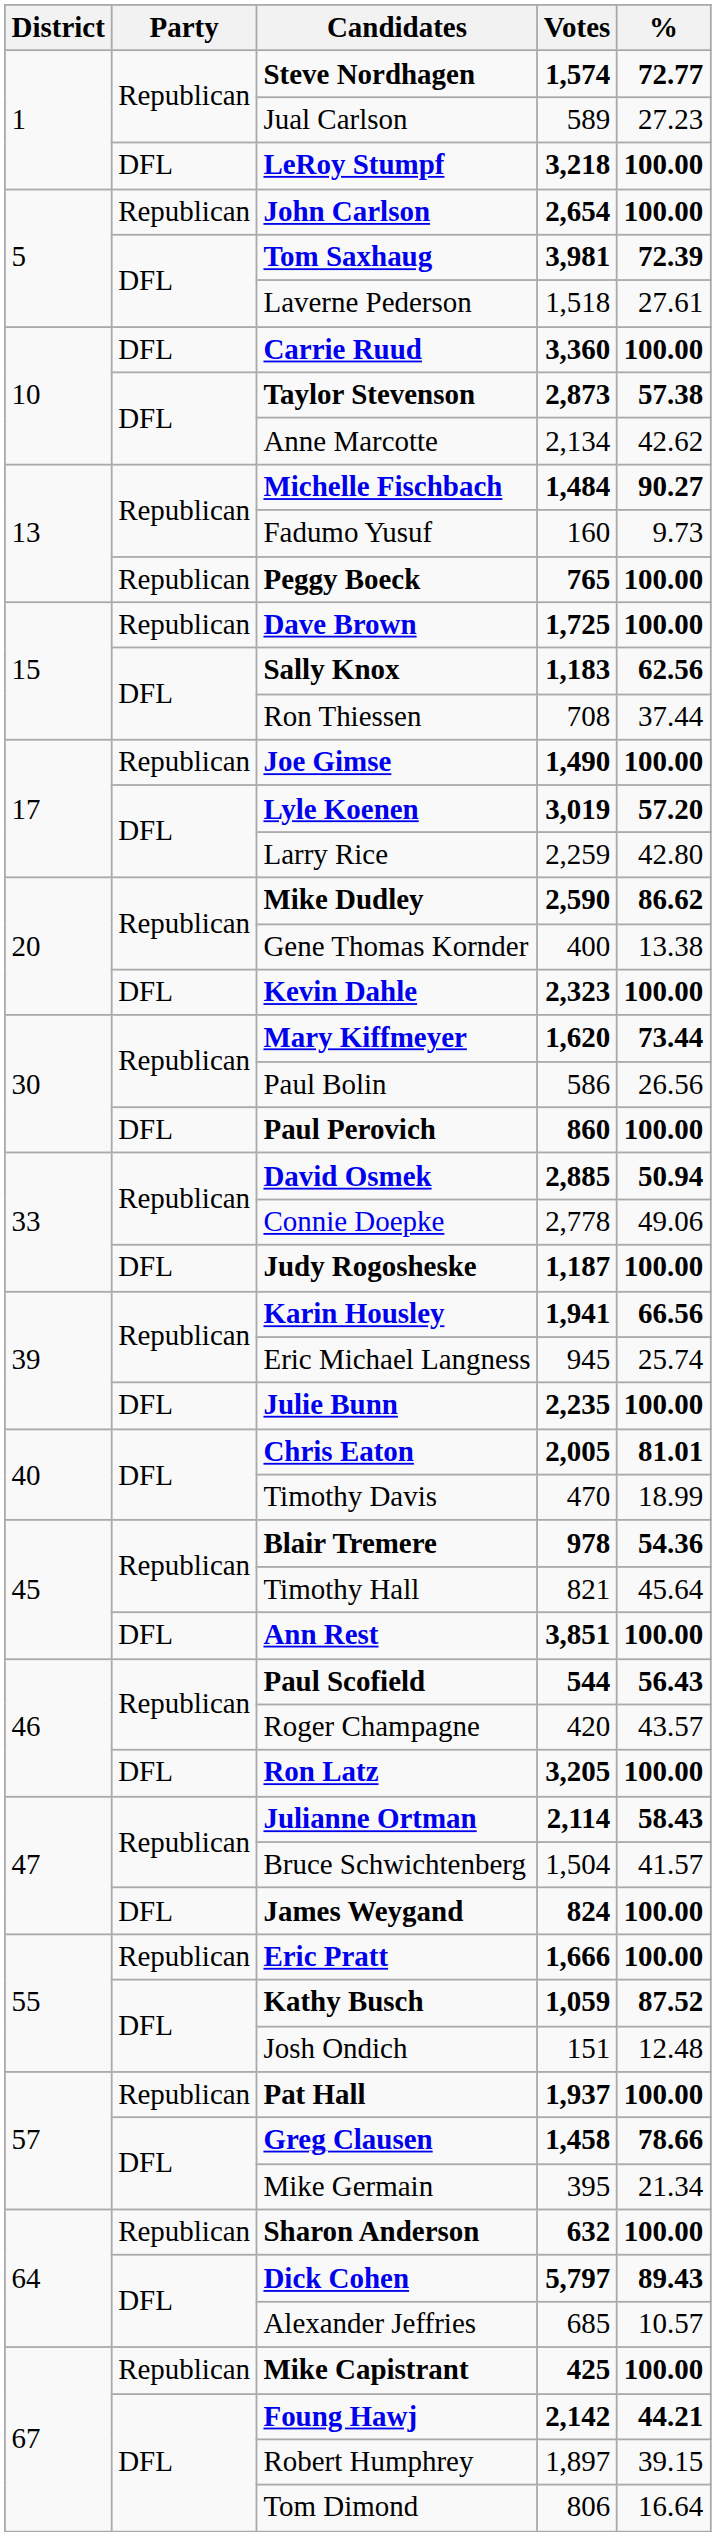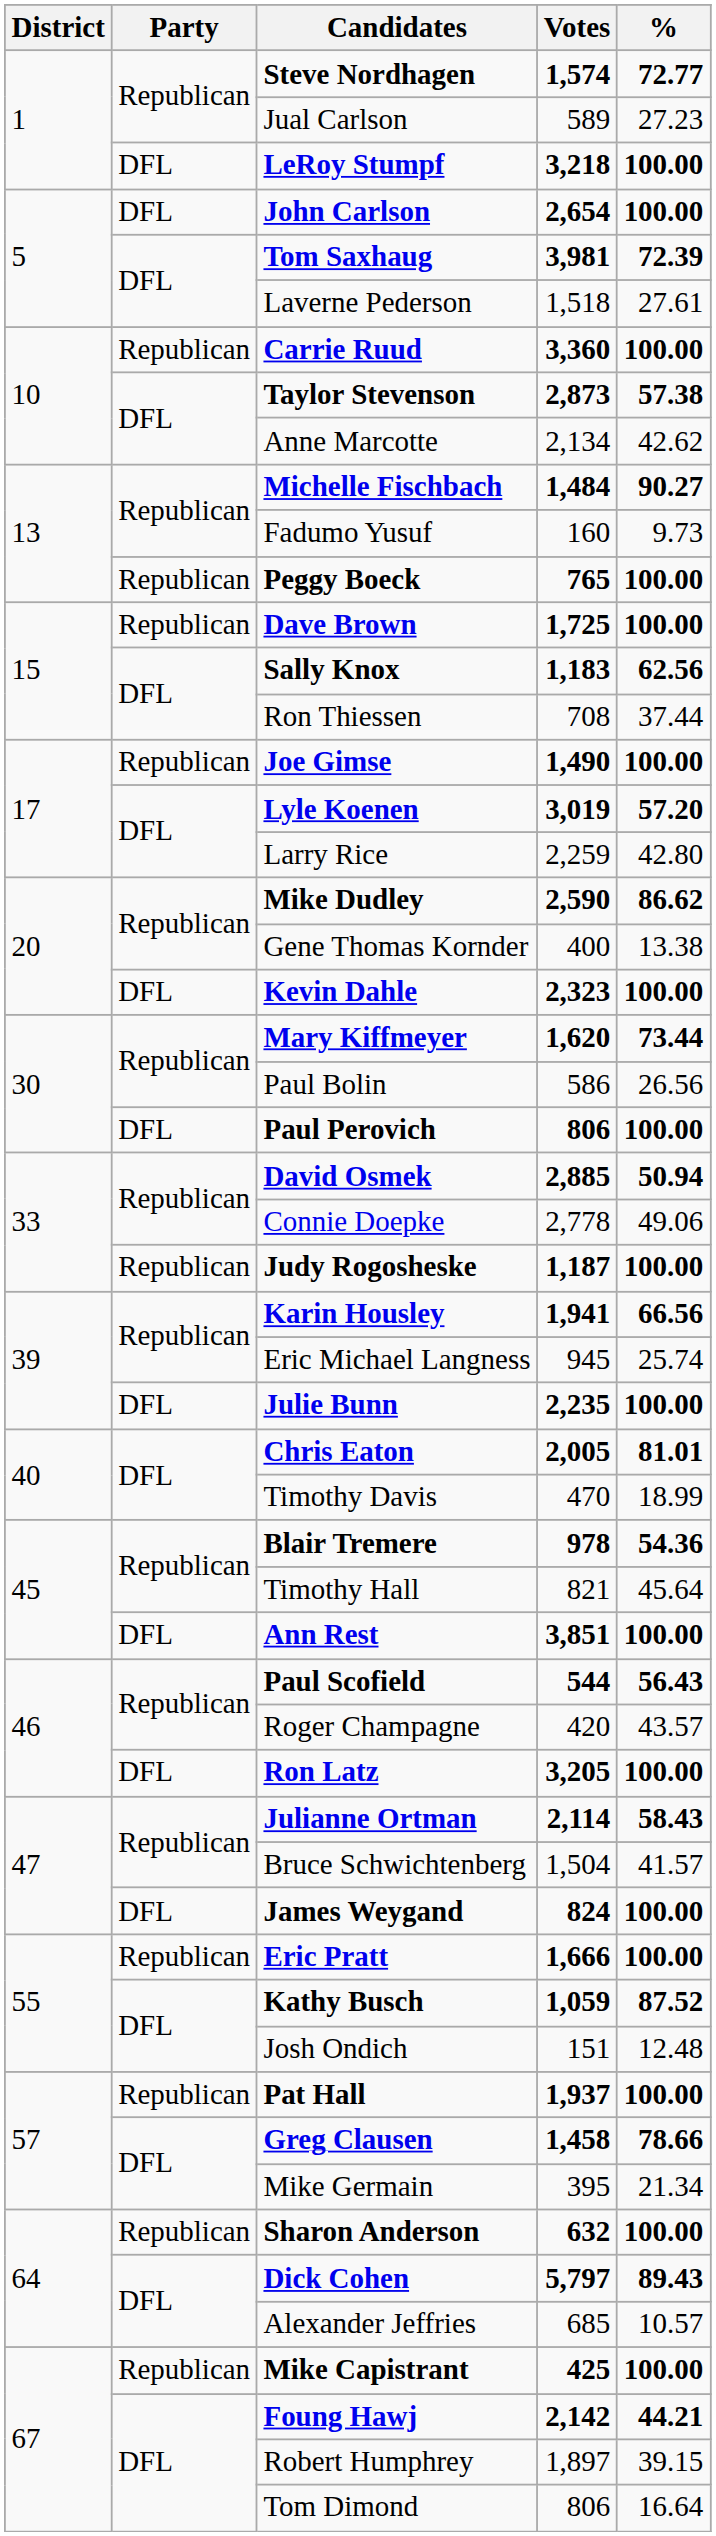(184, 211) Republican -> (146, 211) DFL
(146, 348) DFL -> (184, 348) Republican
(589, 1129) 860 -> (589, 1129) 806
(146, 1267) DFL -> (184, 1267) Republican
